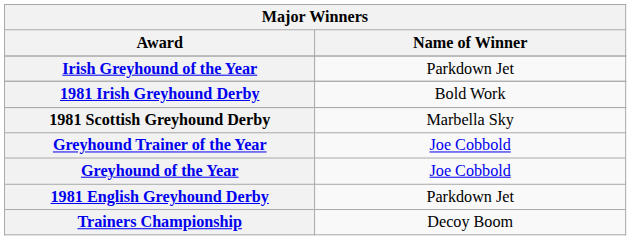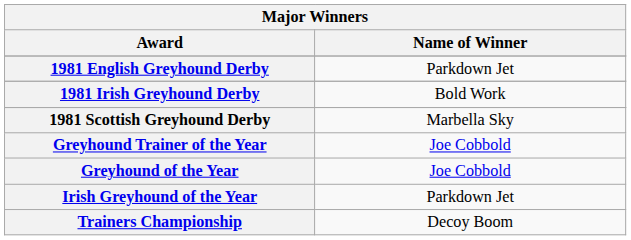rows swapped: (160, 196) <-> (160, 68)
